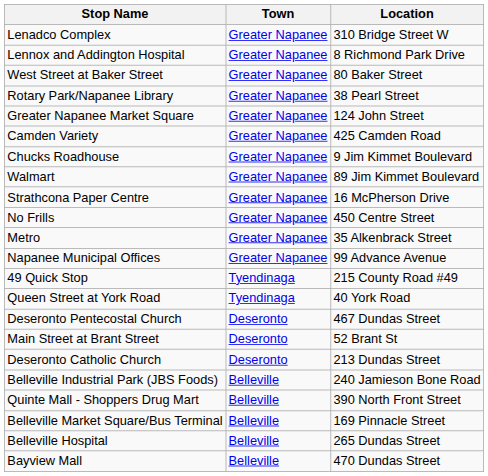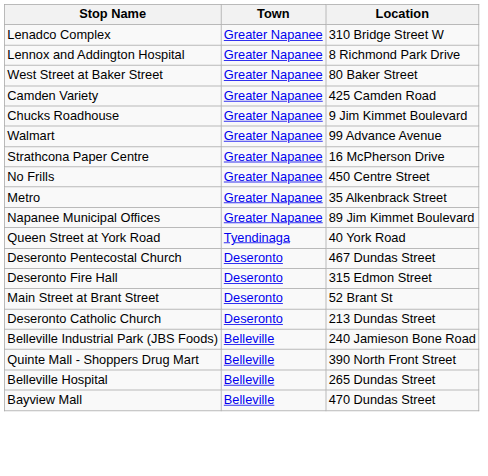- row: (90, 95)
- row: (101, 116)
(406, 177) 89 Jim Kimmet Boulevard -> (385, 136) 99 Advance Avenue
(390, 258) 99 Advance Avenue -> (402, 217) 89 Jim Kimmet Boulevard
- row: (48, 278)
+ row: (62, 278)
- row: (115, 420)
